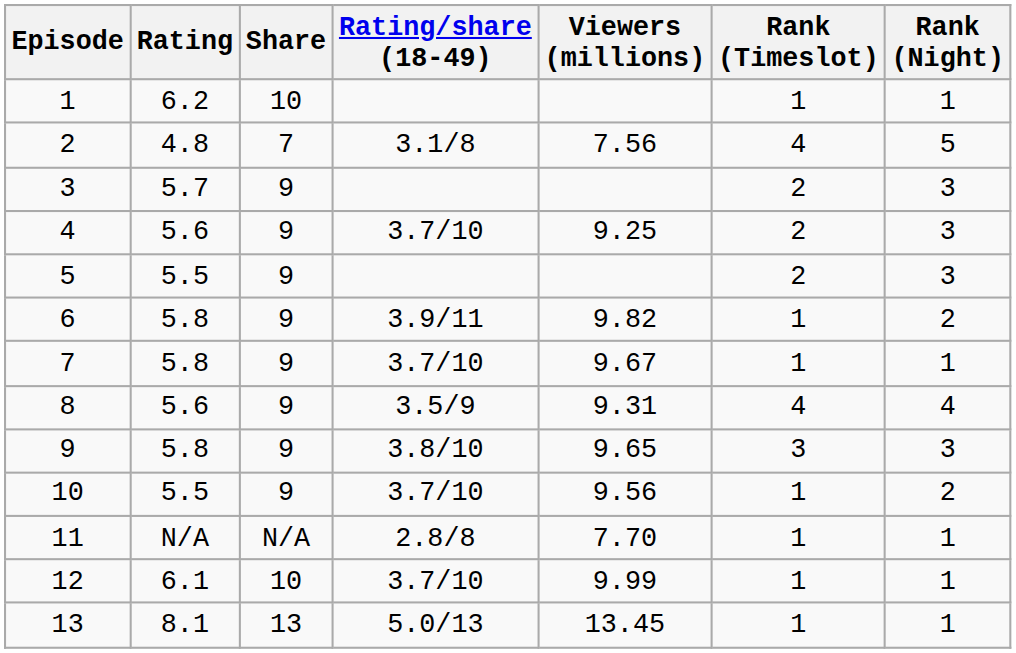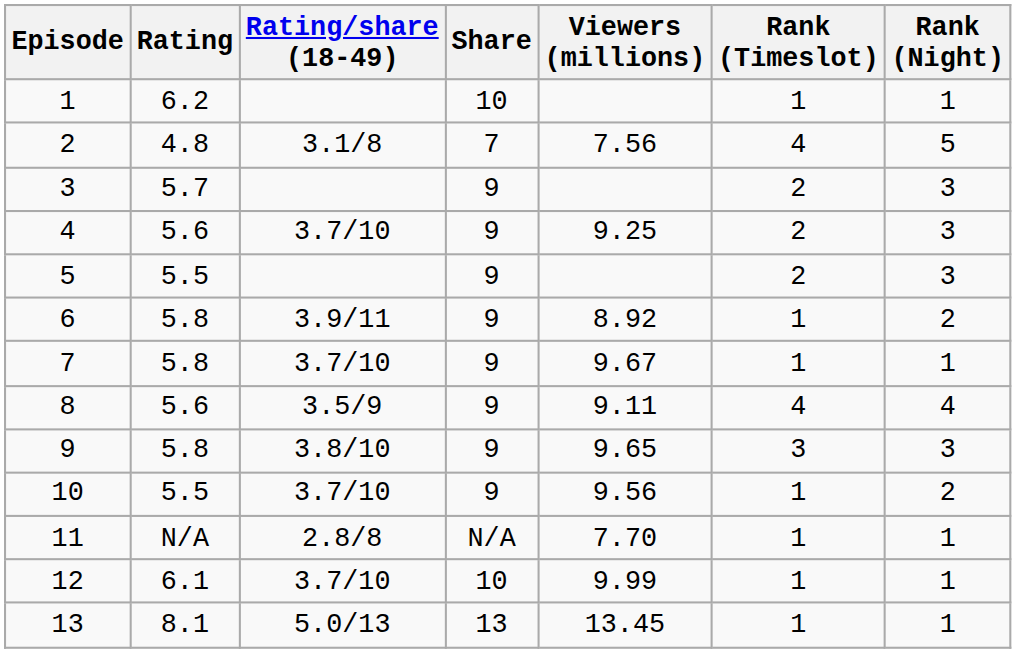columns swapped: (286, 42) <-> (435, 42)
(625, 320) 9.82 -> (625, 320) 8.92
(625, 407) 9.31 -> (625, 407) 9.11
